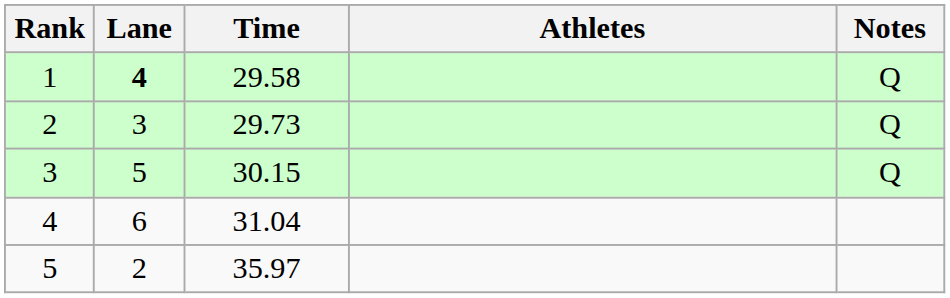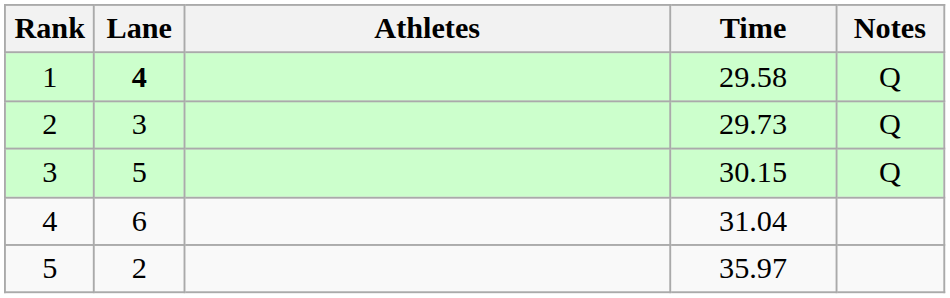columns swapped: (592, 28) <-> (267, 28)
